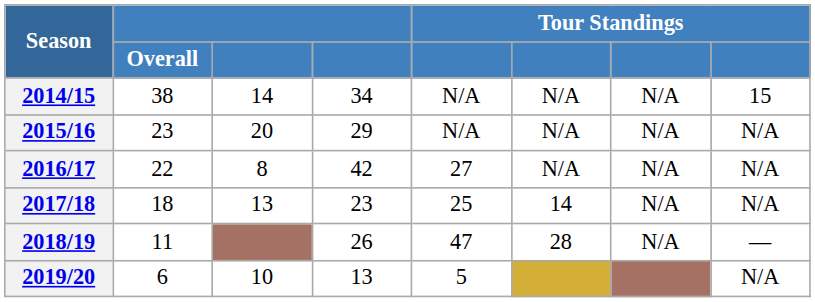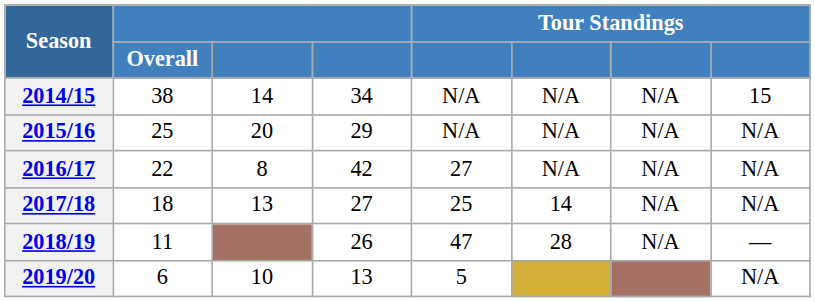(162, 131) 23 -> (162, 131) 25
(362, 204) 23 -> (362, 204) 27
